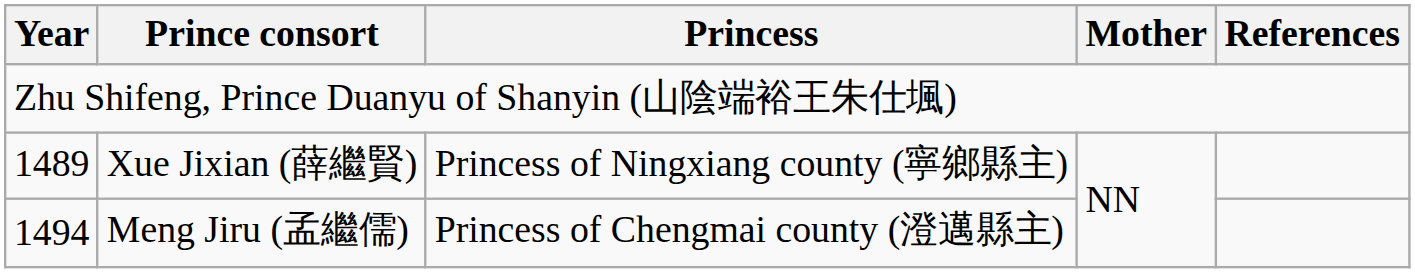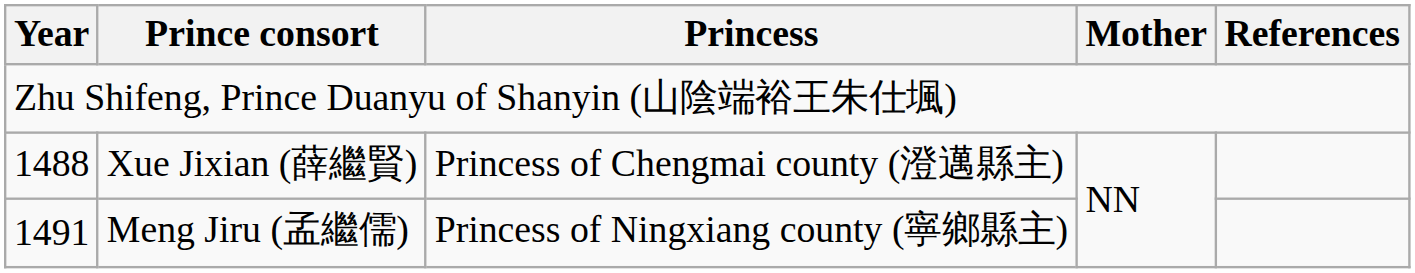(52, 164) 1489 -> (52, 164) 1488
(751, 163) Princess of Ningxiang county (寧鄉縣主) -> (749, 163) Princess of Chengmai county (澄邁縣主)
(52, 231) 1494 -> (52, 231) 1491
(749, 230) Princess of Chengmai county (澄邁縣主) -> (751, 230) Princess of Ningxiang county (寧鄉縣主)
